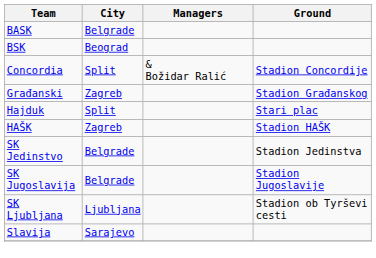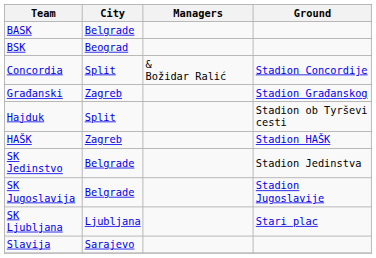(287, 110) Stari plac -> (312, 116) Stadion ob Tyrševi cesti
(312, 209) Stadion ob Tyrševi cesti -> (287, 221) Stari plac
